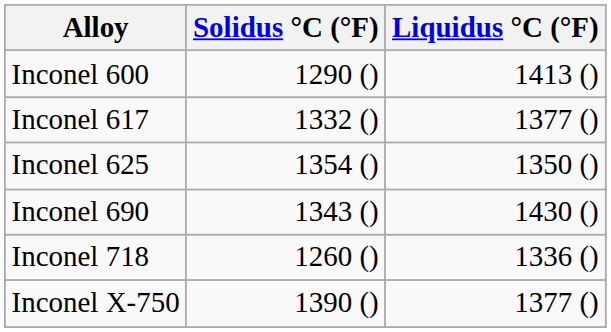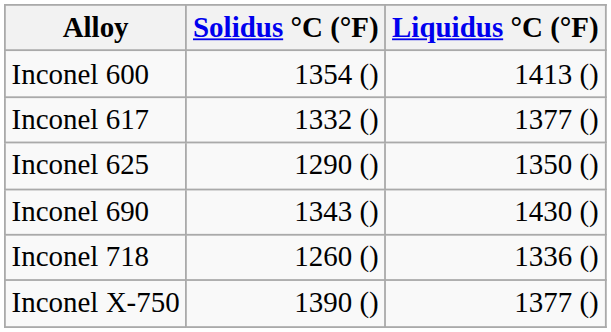(336, 73) 1290 () -> (336, 73) 1354 ()
(336, 165) 1354 () -> (336, 165) 1290 ()
